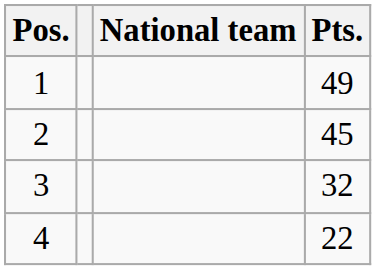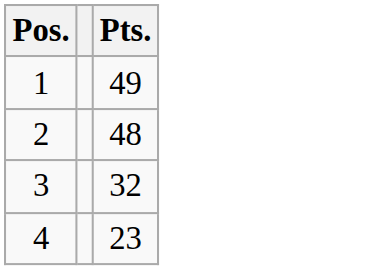- column: (198, 30)
(337, 133) 45 -> (126, 133) 48
(337, 237) 22 -> (126, 237) 23
